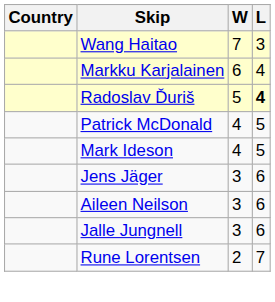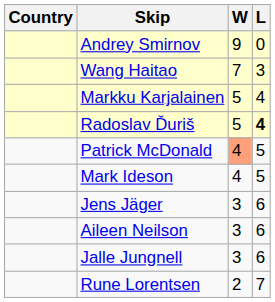+ row: (140, 44)
(237, 71) 6 -> (237, 97) 5
(237, 124) no background -> (237, 151) lightsalmon background
